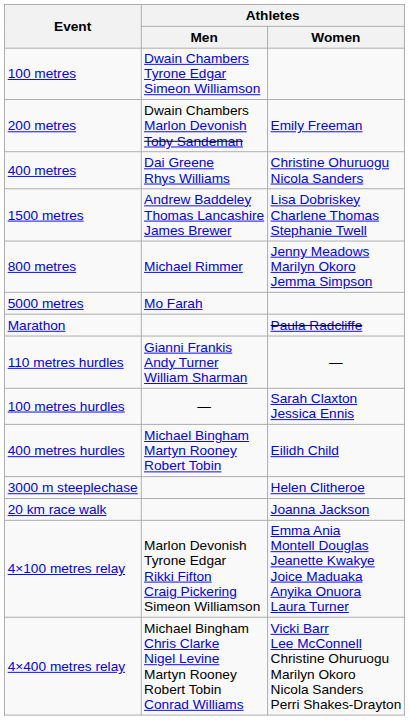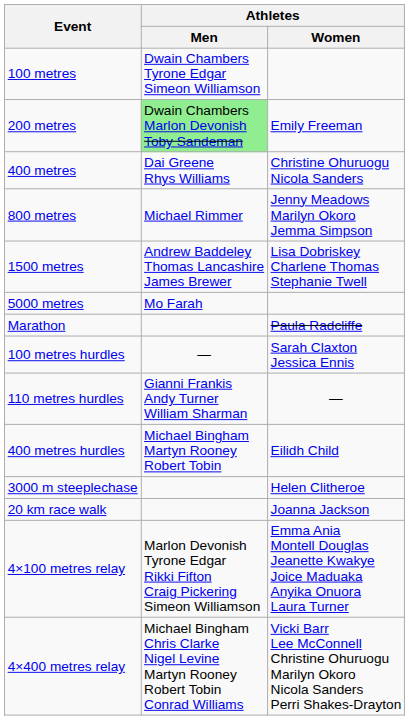(196, 126) no background -> (196, 126) lightgreen background
rows swapped: (42, 267) <-> (46, 215)
rows swapped: (66, 407) <-> (66, 362)
